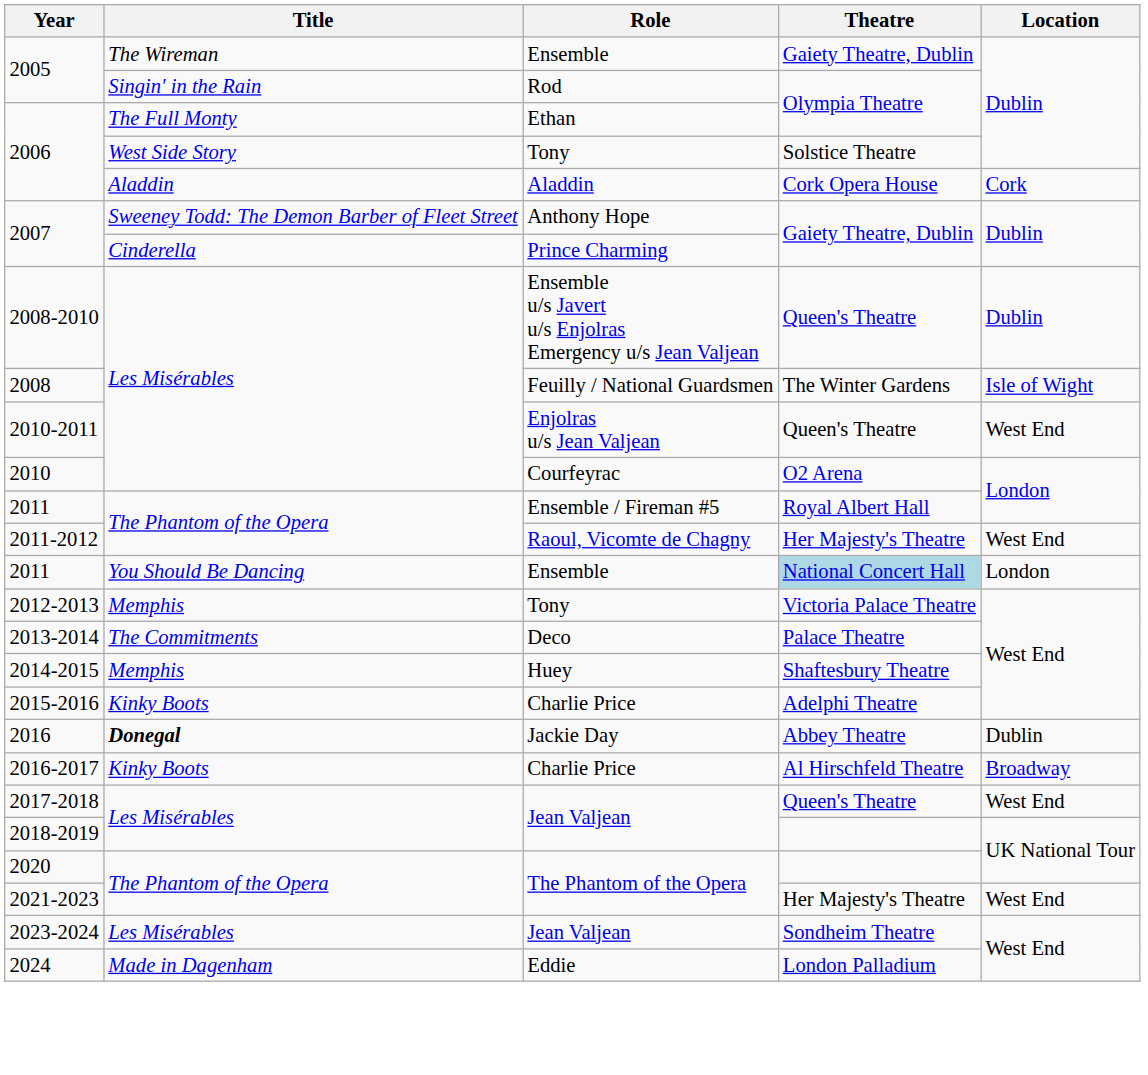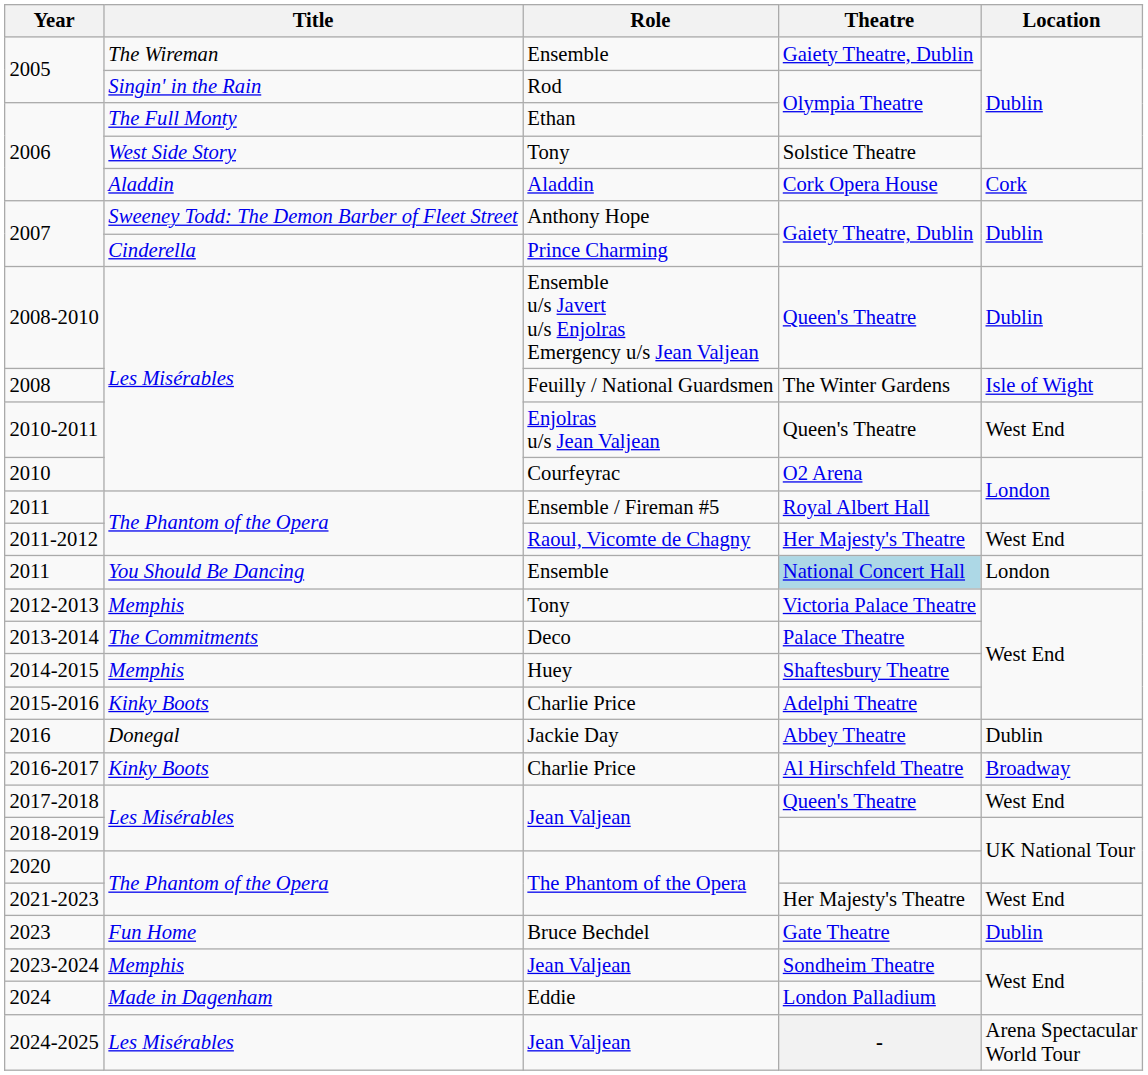(144, 735) bold -> (144, 735) normal
+ row: (30, 932)
(171, 932) Les Misérables -> (146, 964) Memphis
+ row: (54, 1041)
